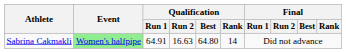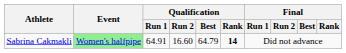(183, 41) 16.63 -> (183, 41) 16.60
(208, 41) 64.80 -> (208, 41) 64.79
(233, 41) normal -> (233, 41) bold
